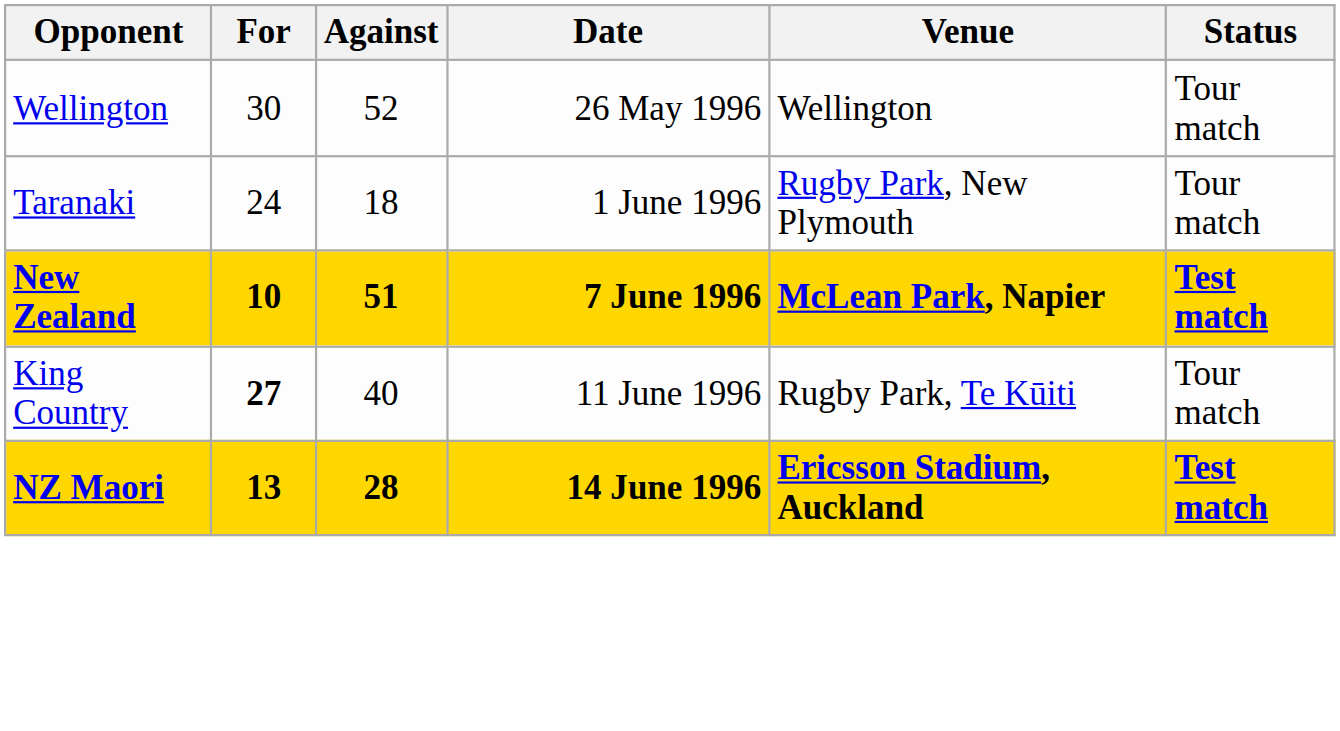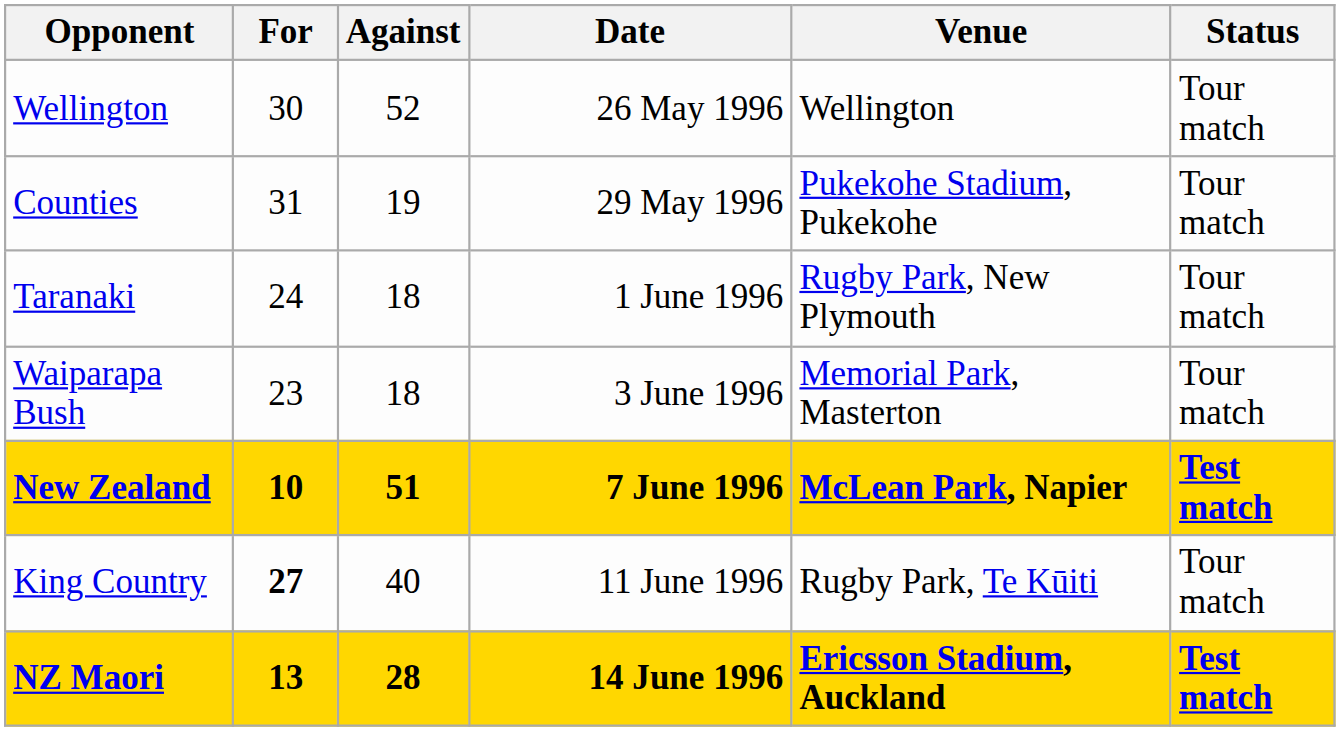+ row: (75, 202)
+ row: (88, 392)
